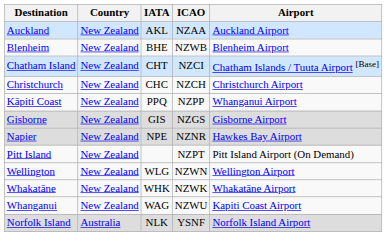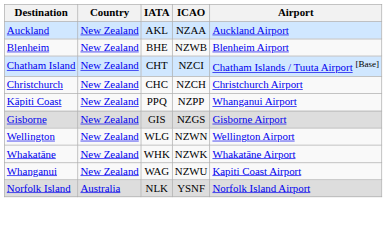- row: (22, 136)
- row: (29, 154)
